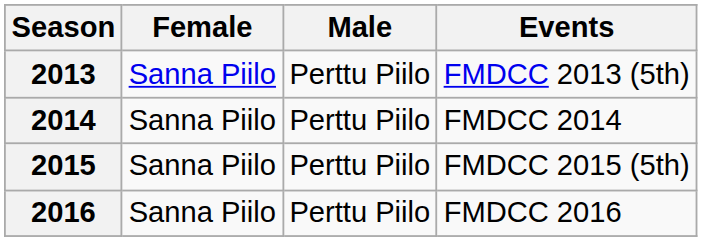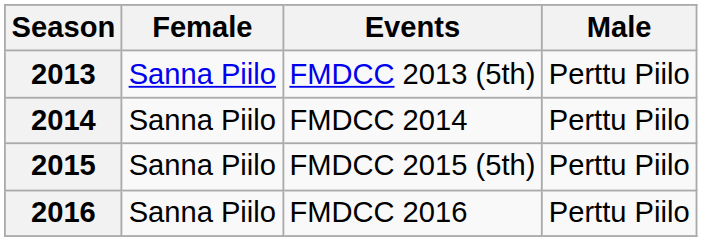columns swapped: (360, 27) <-> (567, 27)
